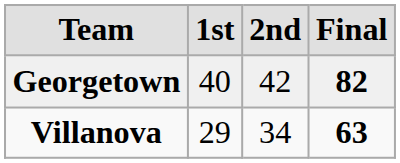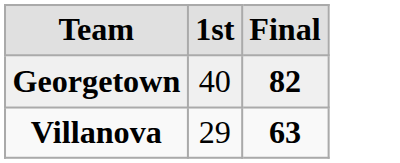- column: (275, 30)
